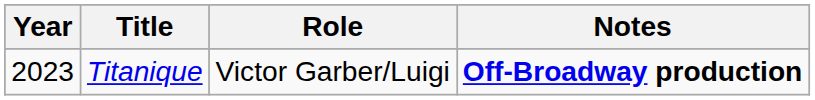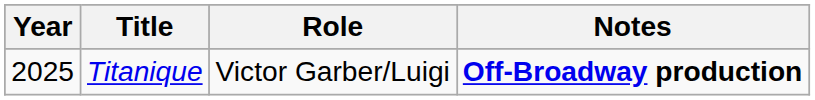(43, 71) 2023 -> (43, 71) 2025
